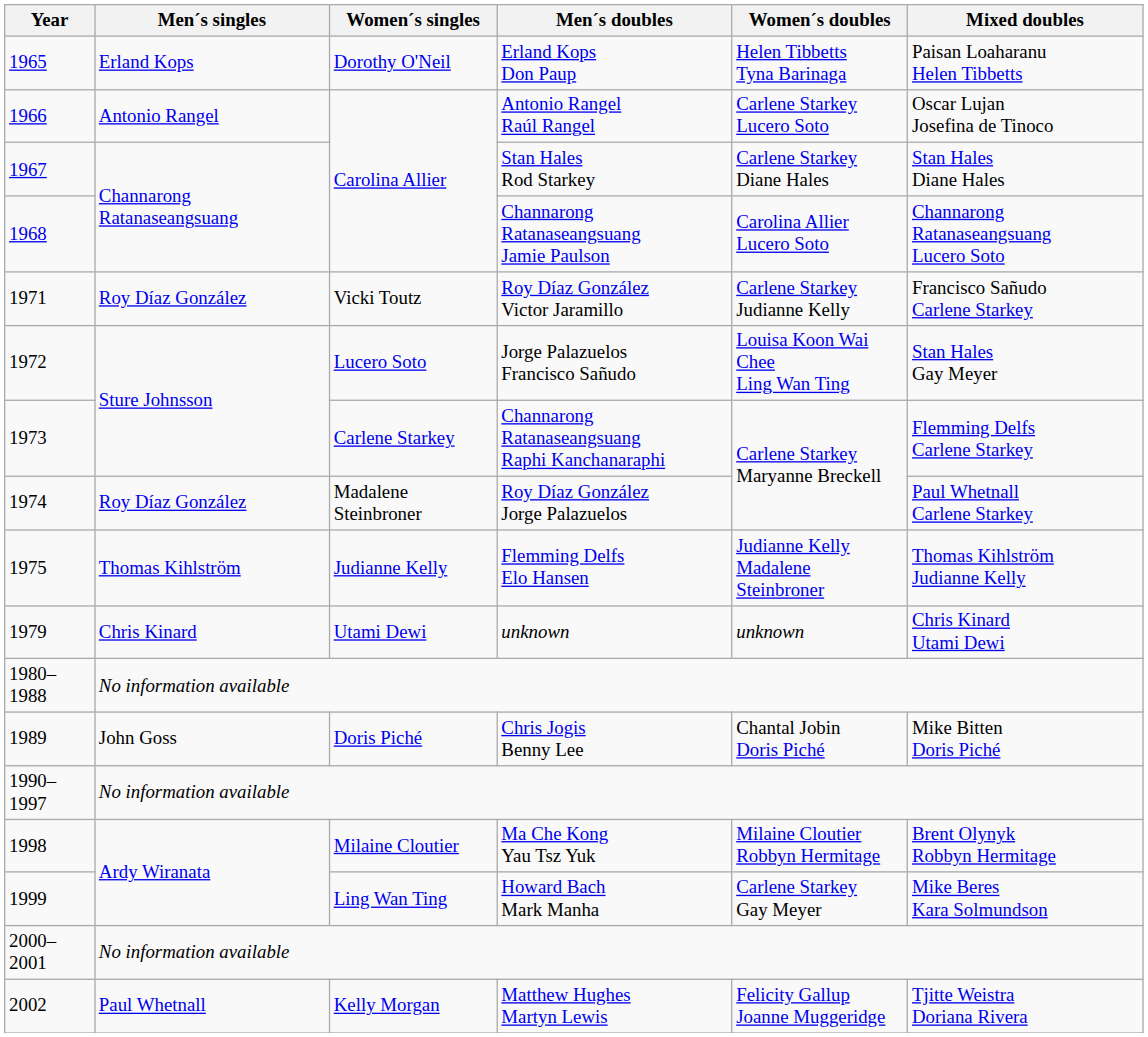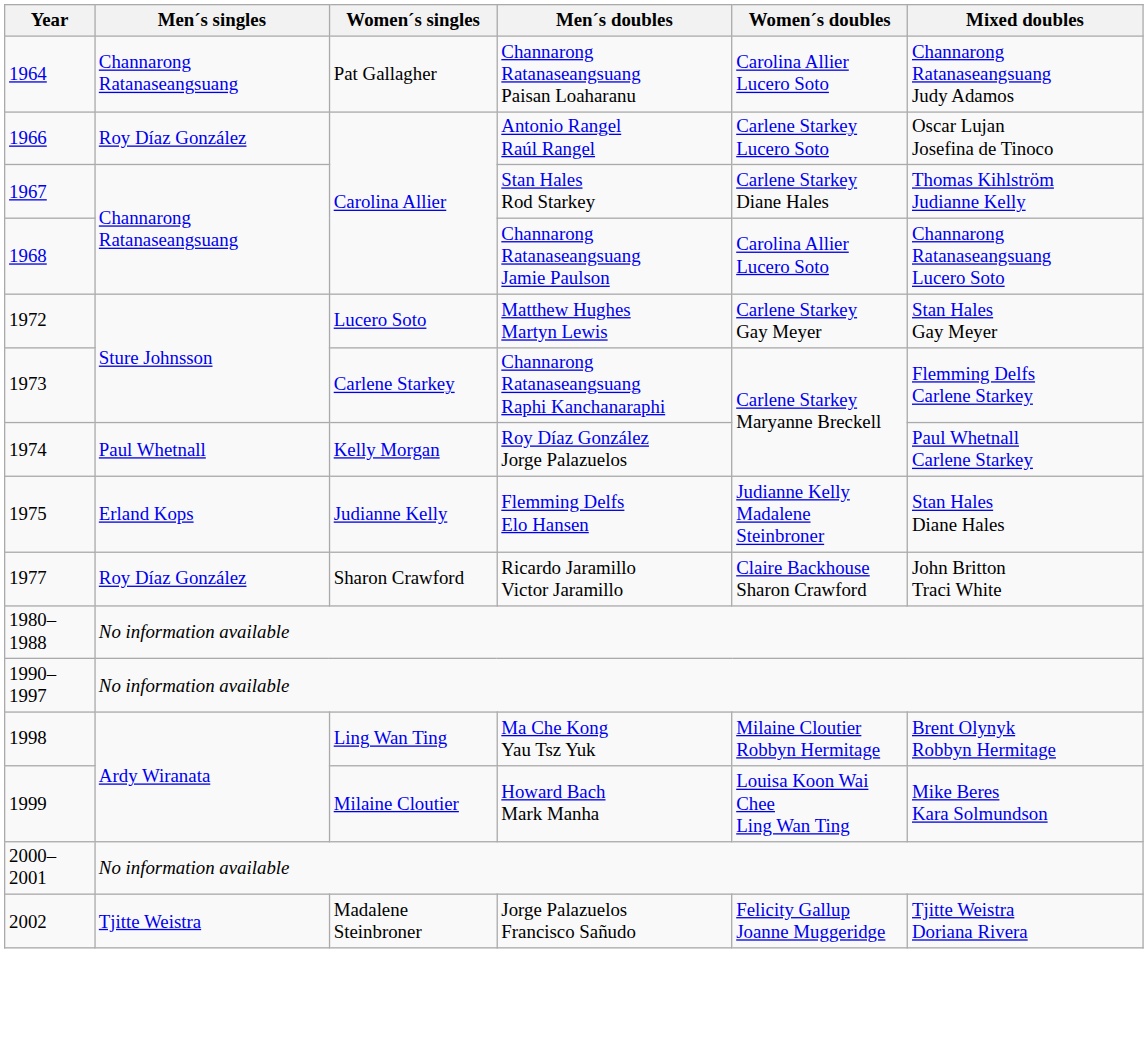+ row: (28, 73)
- row: (28, 62)
(159, 116) Antonio Rangel -> (173, 138) Roy Díaz González
(958, 169) Stan Hales Diane Hales -> (983, 191) Thomas Kihlström Judianne Kelly
- row: (28, 298)
(569, 363) Jorge Palazuelos Francisco Sañudo -> (566, 320) Matthew Hughes Martyn Lewis
(802, 363) Louisa Koon Wai Chee Ling Wan Ting -> (797, 320) Carlene Starkey Gay Meyer
(173, 503) Roy Díaz González -> (152, 449) Paul Whetnall
(378, 503) Madalene Steinbroner -> (387, 449) Kelly Morgan
(170, 567) Thomas Kihlström -> (146, 514) Erland Kops
(983, 567) Thomas Kihlström Judianne Kelly -> (958, 514) Stan Hales Diane Hales
+ row: (28, 578)
- row: (28, 632)
- row: (28, 738)
(396, 845) Milaine Cloutier -> (390, 738) Ling Wan Ting
(390, 899) Ling Wan Ting -> (396, 803) Milaine Cloutier
(797, 899) Carlene Starkey Gay Meyer -> (802, 803) Louisa Koon Wai Chee Ling Wan Ting
(152, 1005) Paul Whetnall -> (150, 921) Tjitte Weistra
(387, 1005) Kelly Morgan -> (378, 921) Madalene Steinbroner
(566, 1005) Matthew Hughes Martyn Lewis -> (569, 921) Jorge Palazuelos Francisco Sañudo
